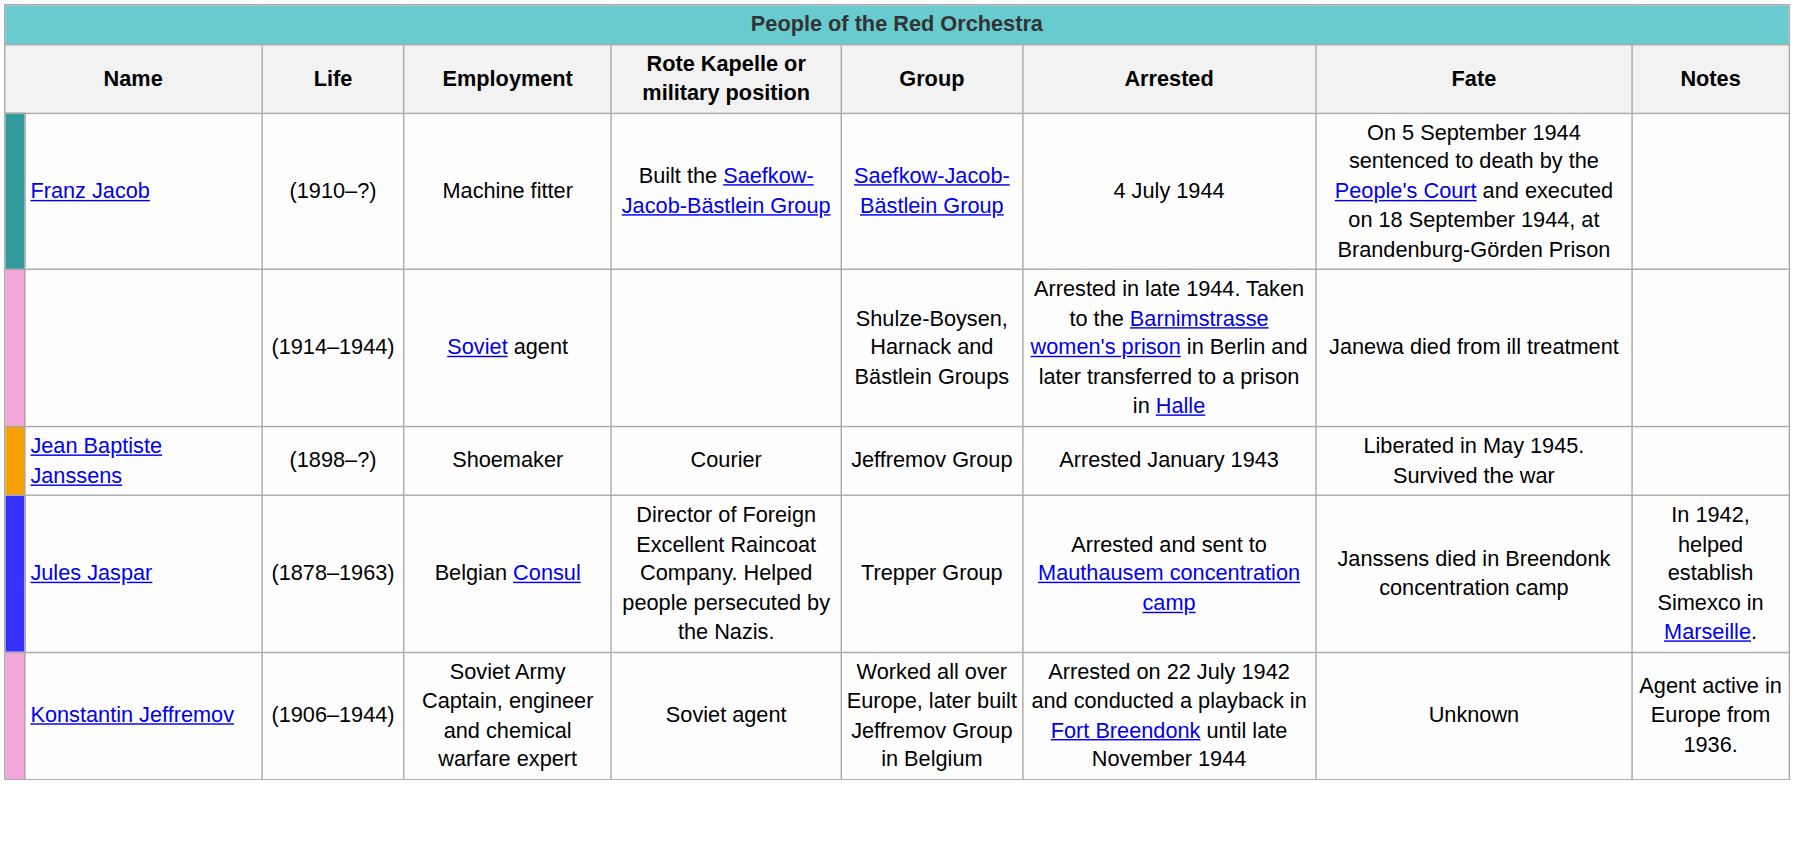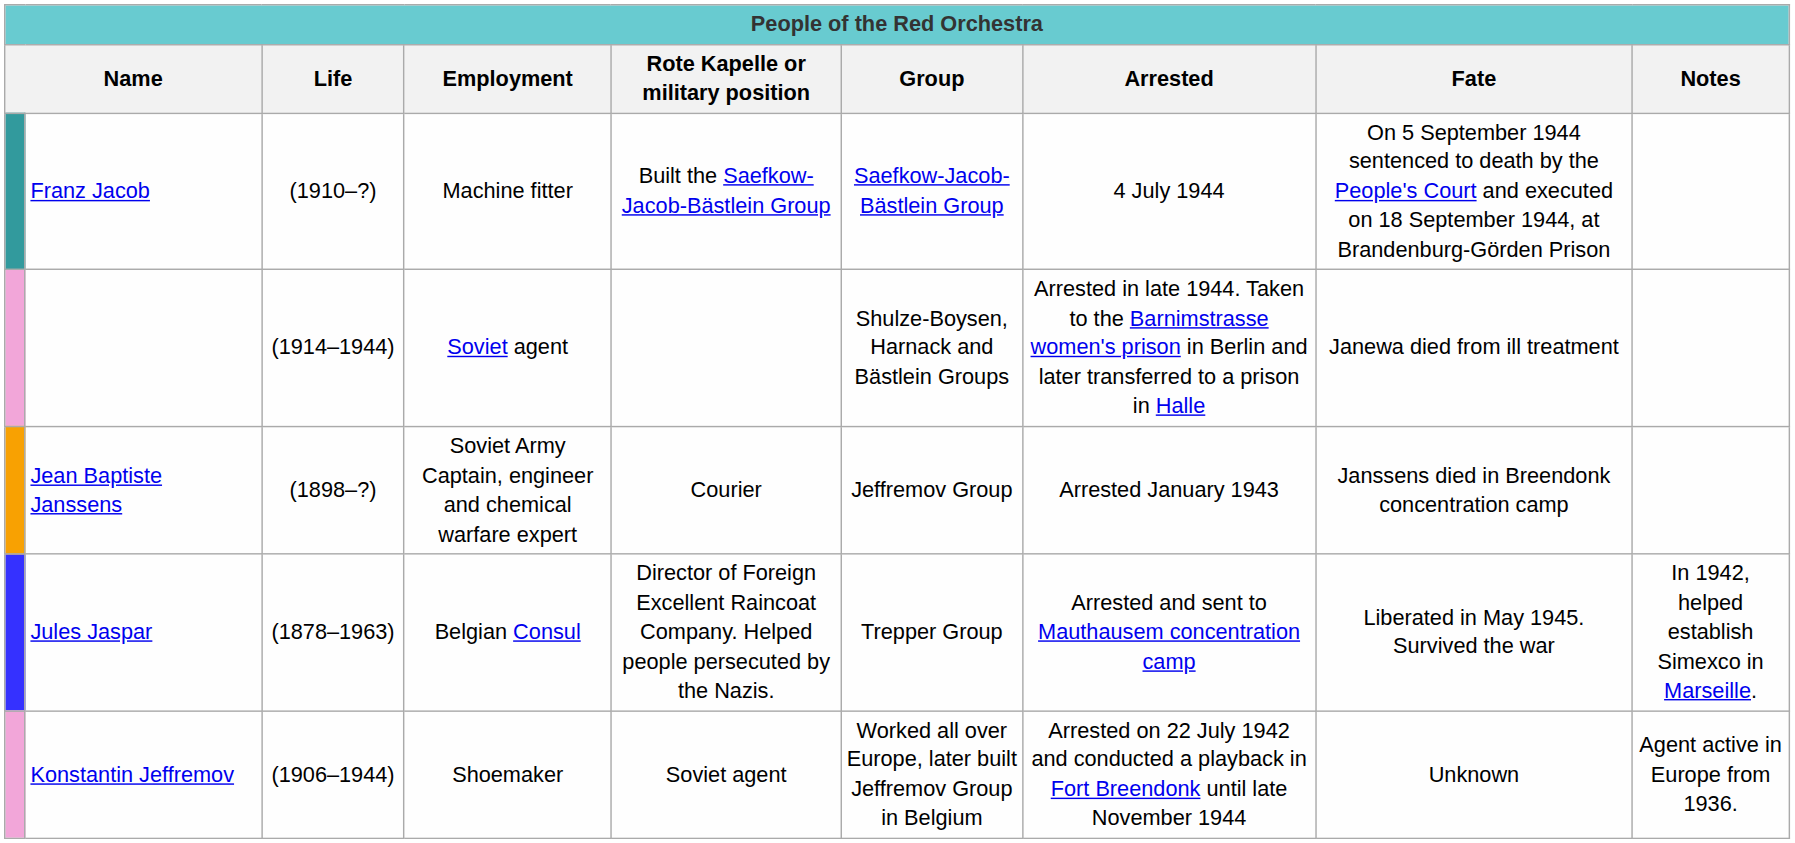(508, 460) Shoemaker -> (508, 489) Soviet Army Captain, engineer and chemical warfare expert
(1474, 460) Liberated in May 1945. Survived the war -> (1474, 489) Janssens died in Breendonk concentration camp
(1474, 573) Janssens died in Breendonk concentration camp -> (1474, 631) Liberated in May 1945. Survived the war
(508, 715) Soviet Army Captain, engineer and chemical warfare expert -> (508, 774) Shoemaker
